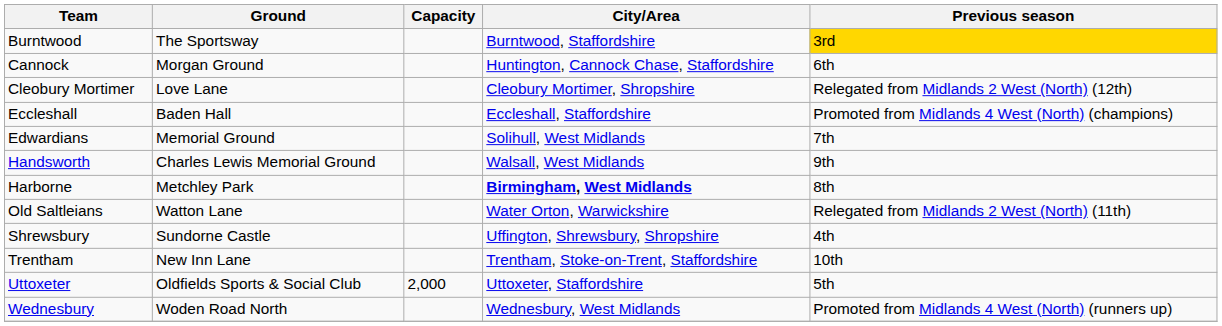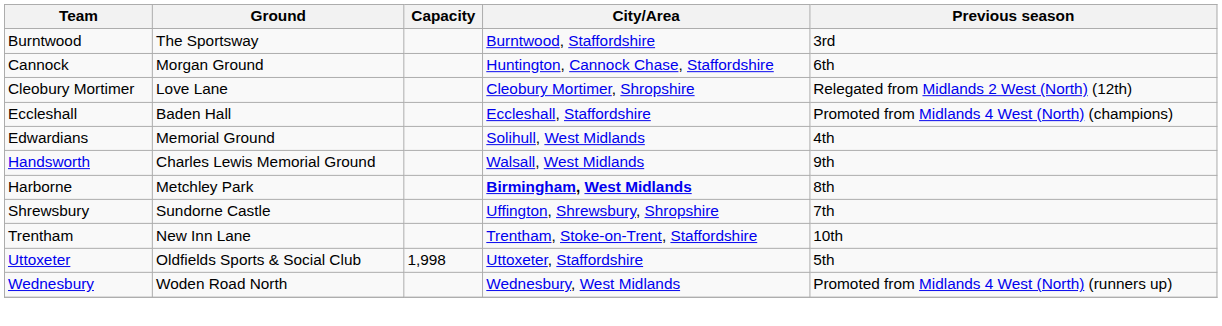(824, 41) gold background -> (824, 41) no background
(824, 138) 7th -> (824, 138) 4th
- row: (55, 211)
(824, 235) 4th -> (824, 211) 7th
(427, 284) 2,000 -> (427, 260) 1,998
